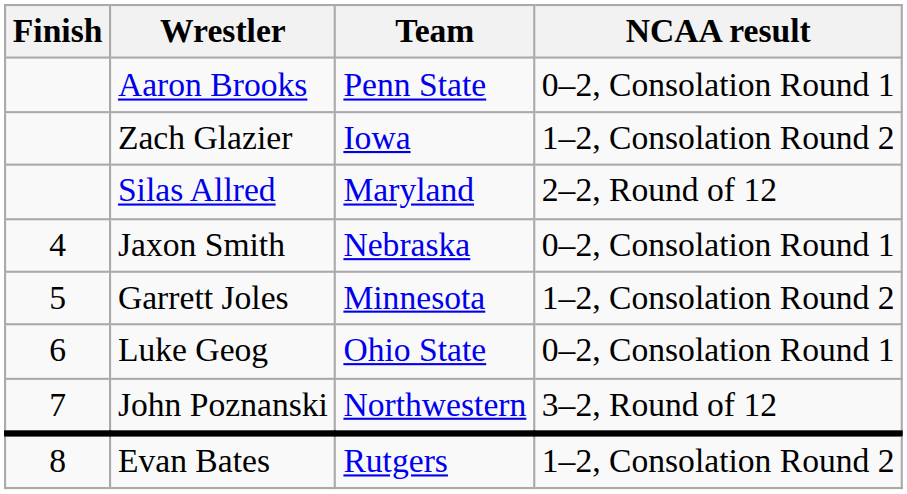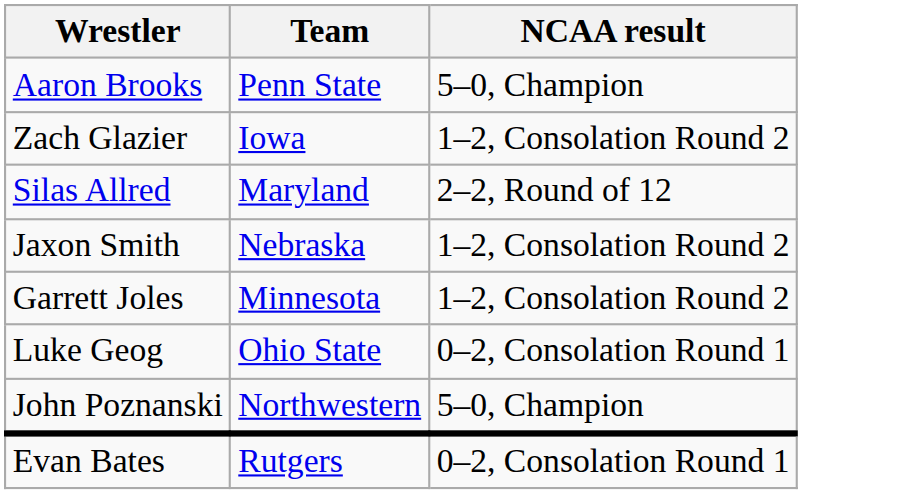- column: (58, 31)
(718, 84) 0–2, Consolation Round 1 -> (540, 84) 5–0, Champion
(718, 244) 0–2, Consolation Round 1 -> (613, 244) 1–2, Consolation Round 2
(659, 404) 3–2, Round of 12 -> (540, 404) 5–0, Champion
(718, 461) 1–2, Consolation Round 2 -> (613, 461) 0–2, Consolation Round 1
